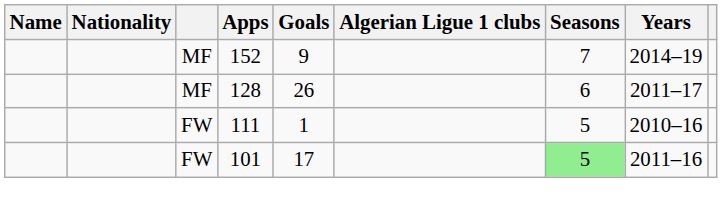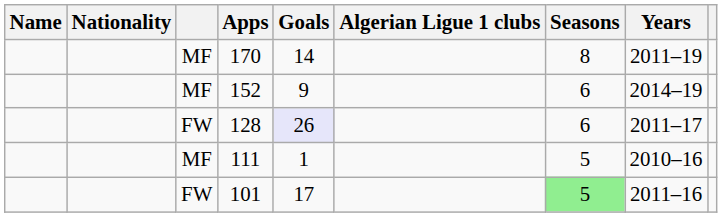+ row: (245, 56)
(585, 56) 7 -> (585, 90) 6
(197, 90) MF -> (197, 125) FW
(304, 90) no background -> (304, 125) lavender background
(197, 125) FW -> (197, 159) MF
